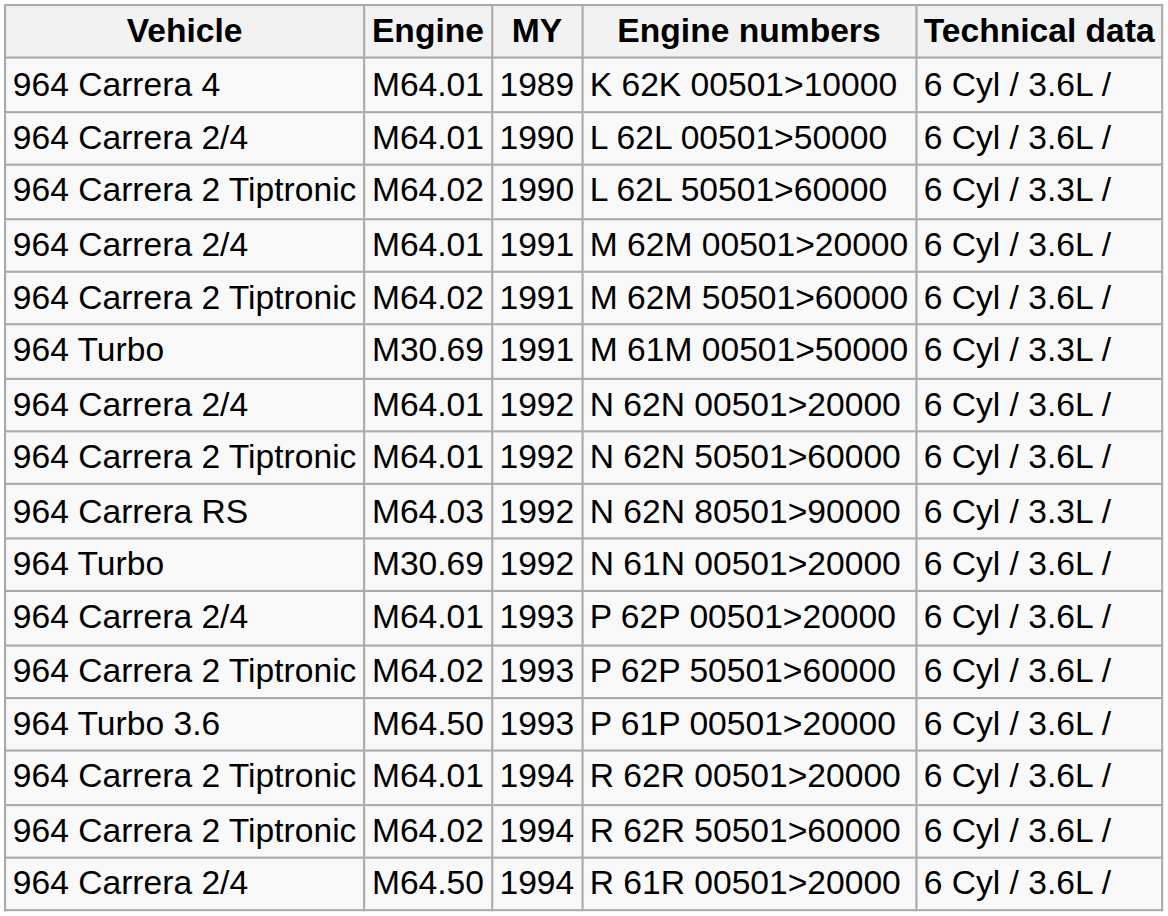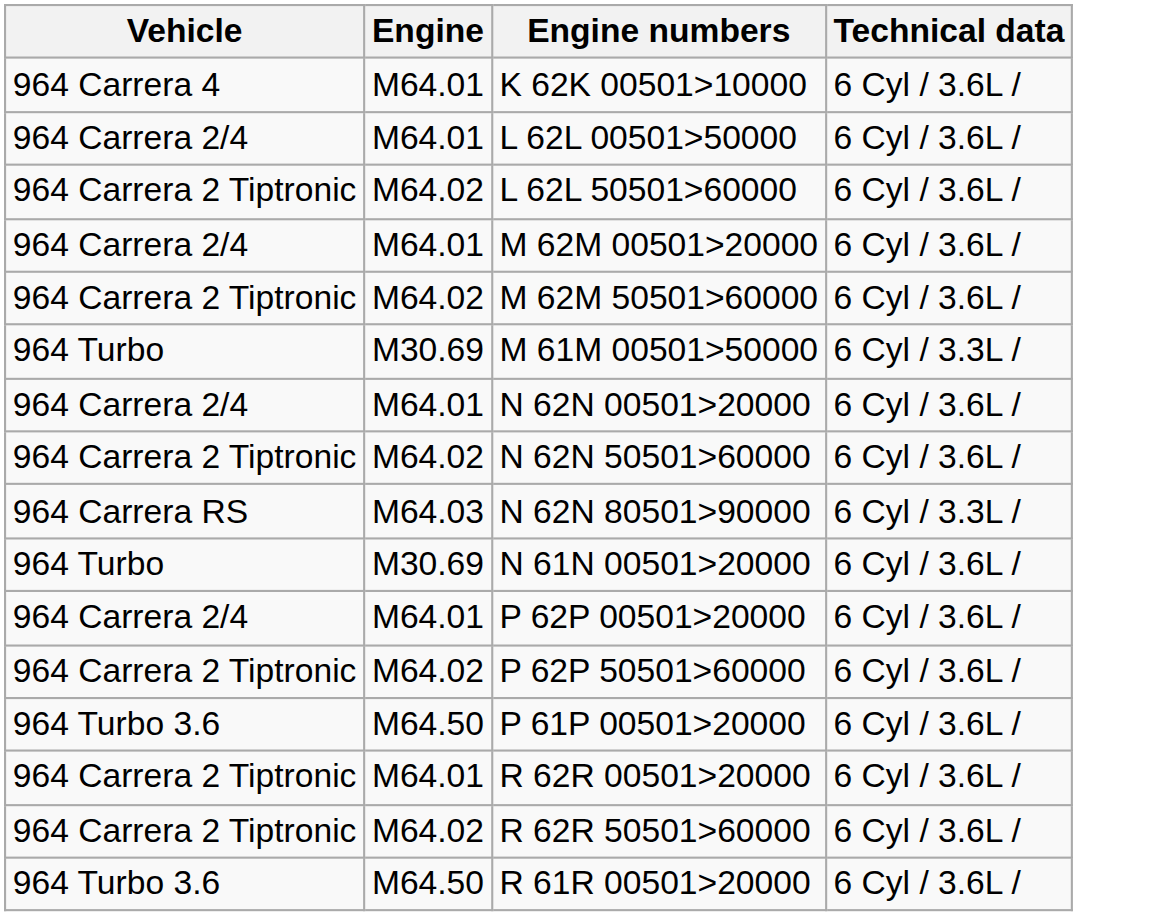- column: (537, 31)
(1017, 191) 6 Cyl / 3.3L / -> (927, 191) 6 Cyl / 3.6L /
(428, 457) M64.01 -> (428, 457) M64.02
(130, 883) 964 Carrera 2/4 -> (116, 883) 964 Turbo 3.6
